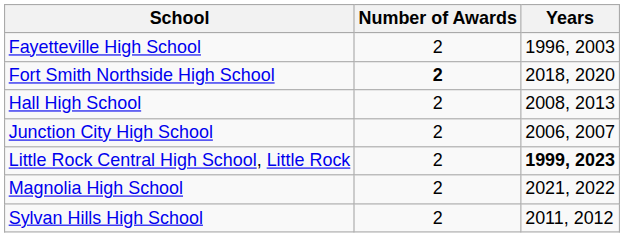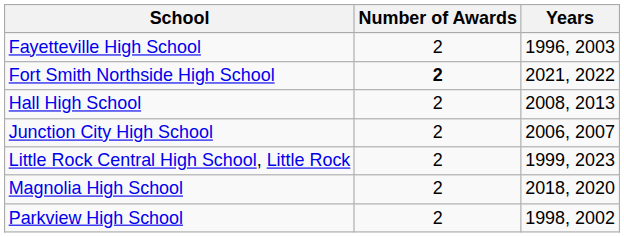(570, 75) 2018, 2020 -> (570, 75) 2021, 2022
(570, 160) bold -> (570, 160) normal
(570, 189) 2021, 2022 -> (570, 189) 2018, 2020
+ row: (96, 217)
- row: (106, 217)
